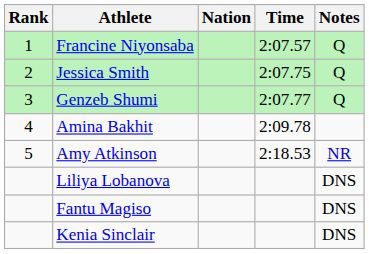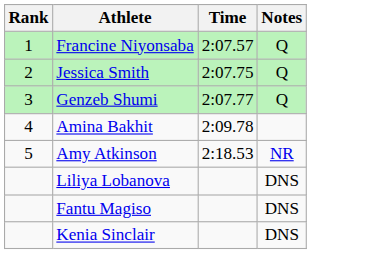- column: (226, 18)
